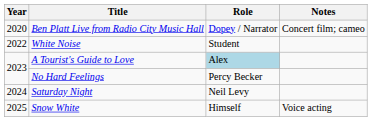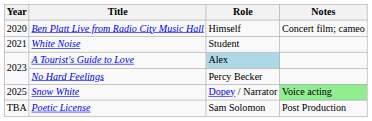(243, 28) Dopey / Narrator -> (225, 28) Himself
(17, 44) 2022 -> (17, 44) 2021
- row: (62, 92)
(225, 108) Himself -> (243, 92) Dopey / Narrator
(307, 108) no background -> (307, 92) lightgreen background
+ row: (61, 108)
